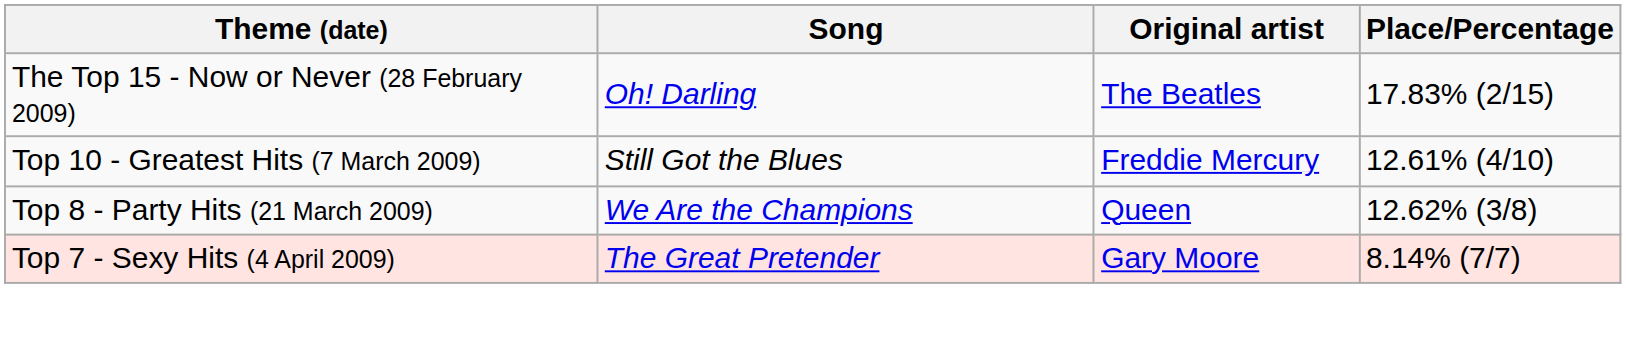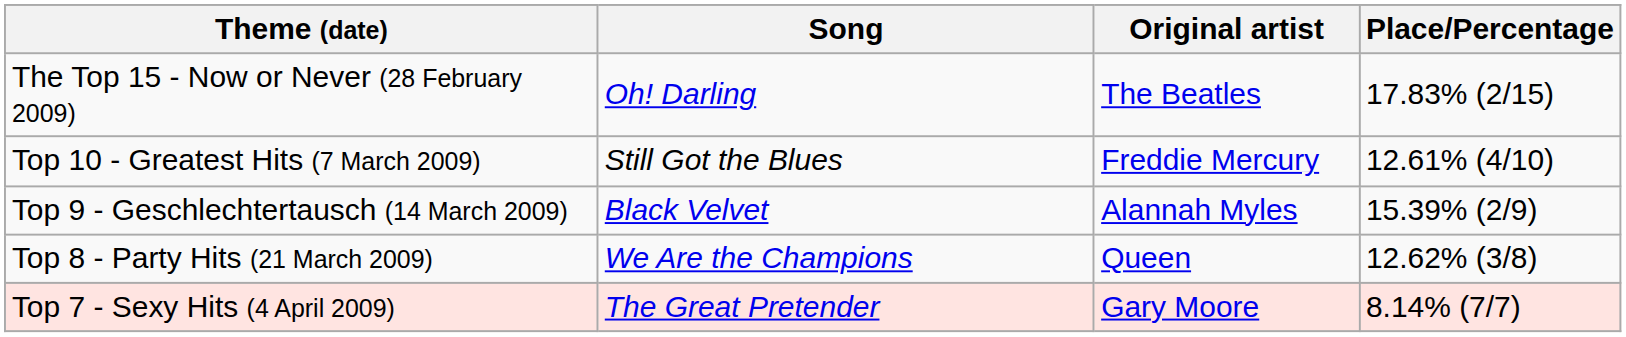+ row: (290, 208)
